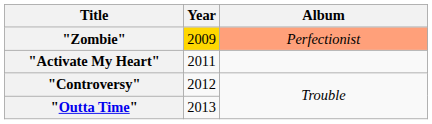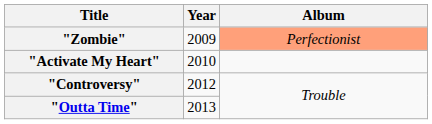(202, 38) gold background -> (202, 38) no background
(202, 61) 2011 -> (202, 61) 2010
